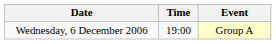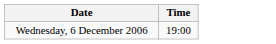- column: (234, 13)
